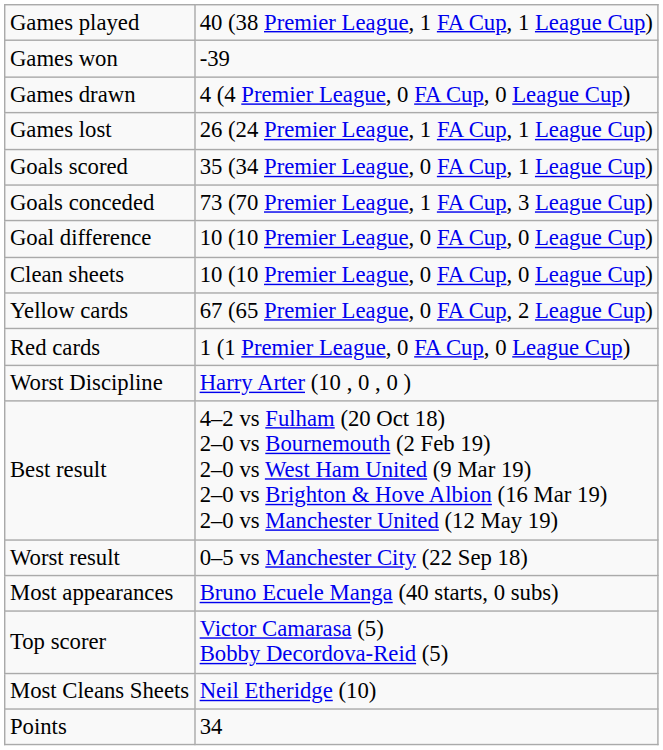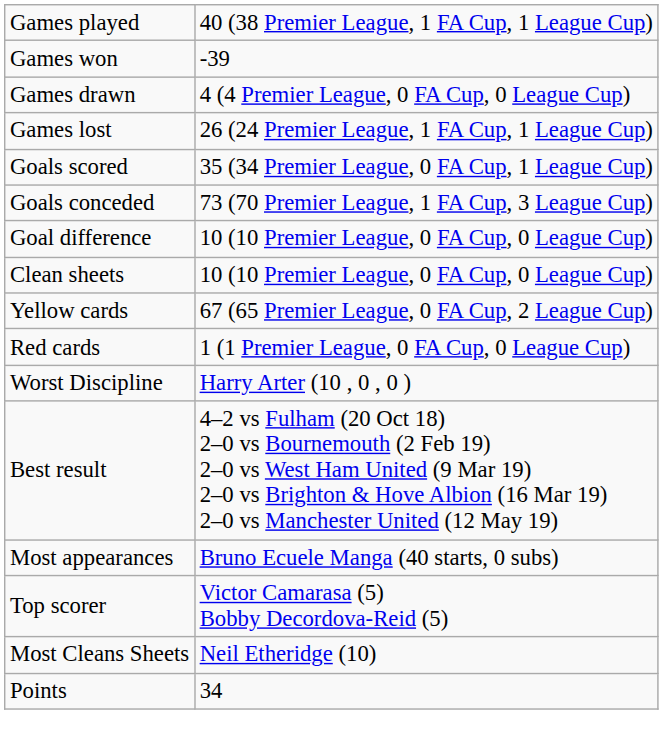- row: (65, 557)
